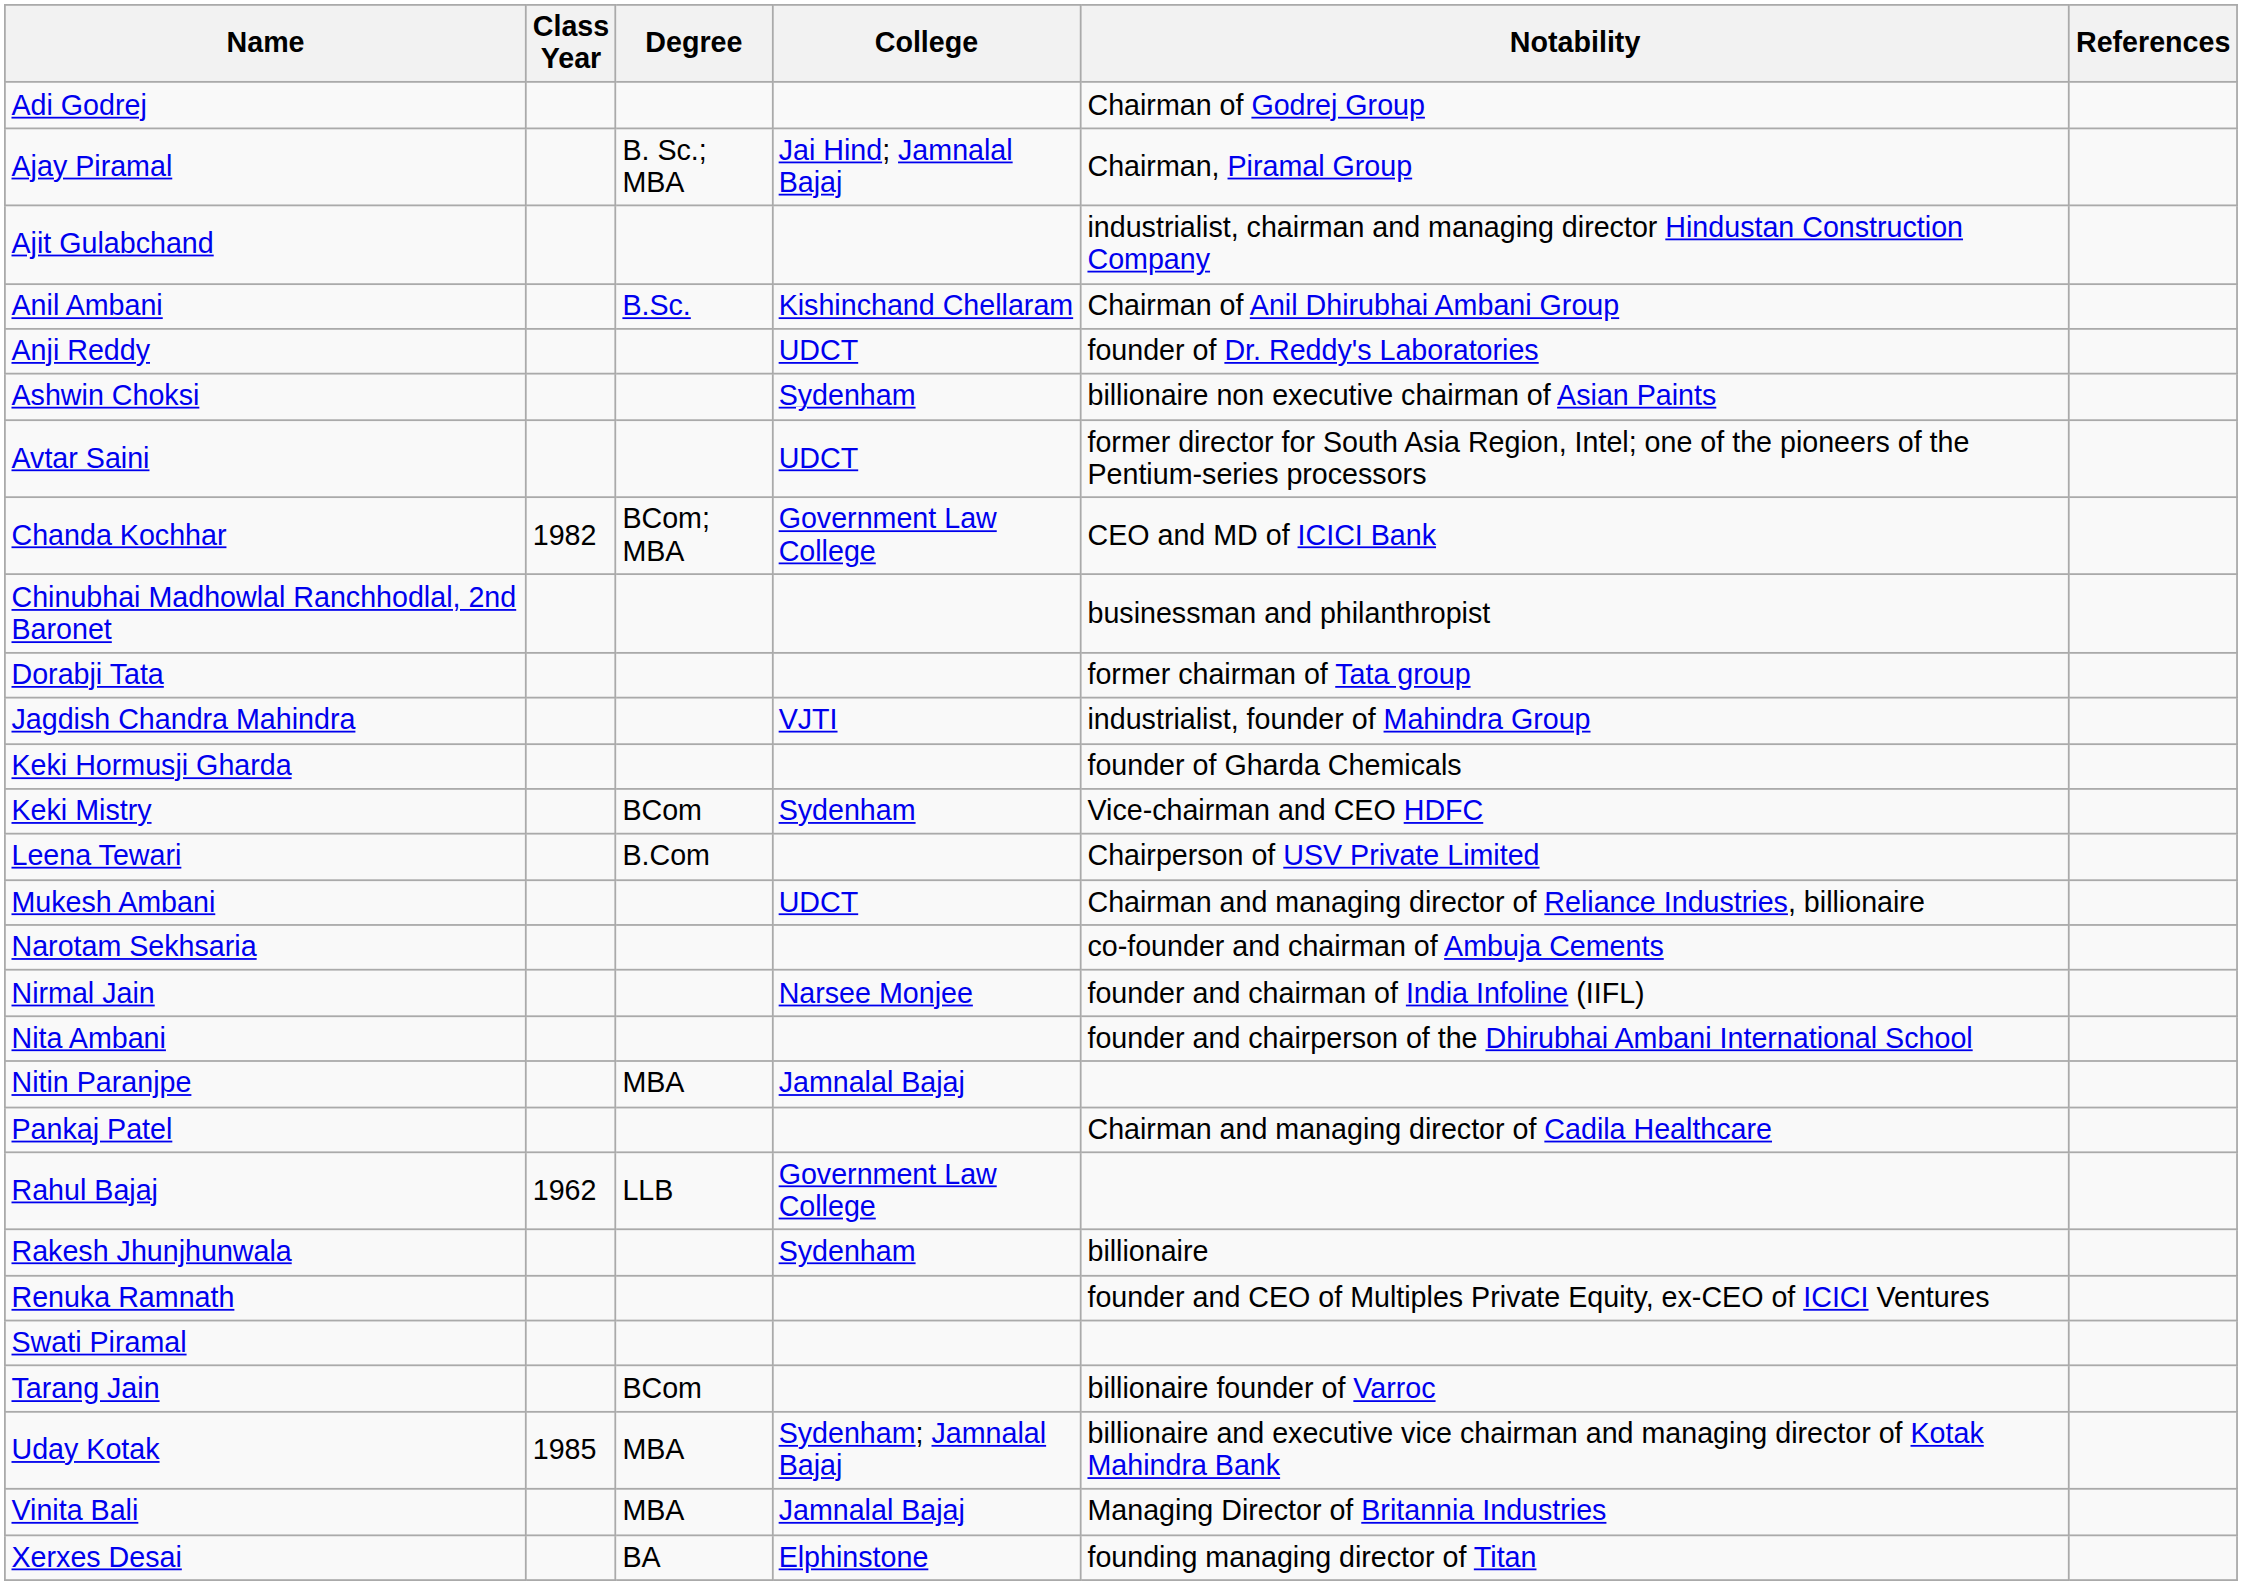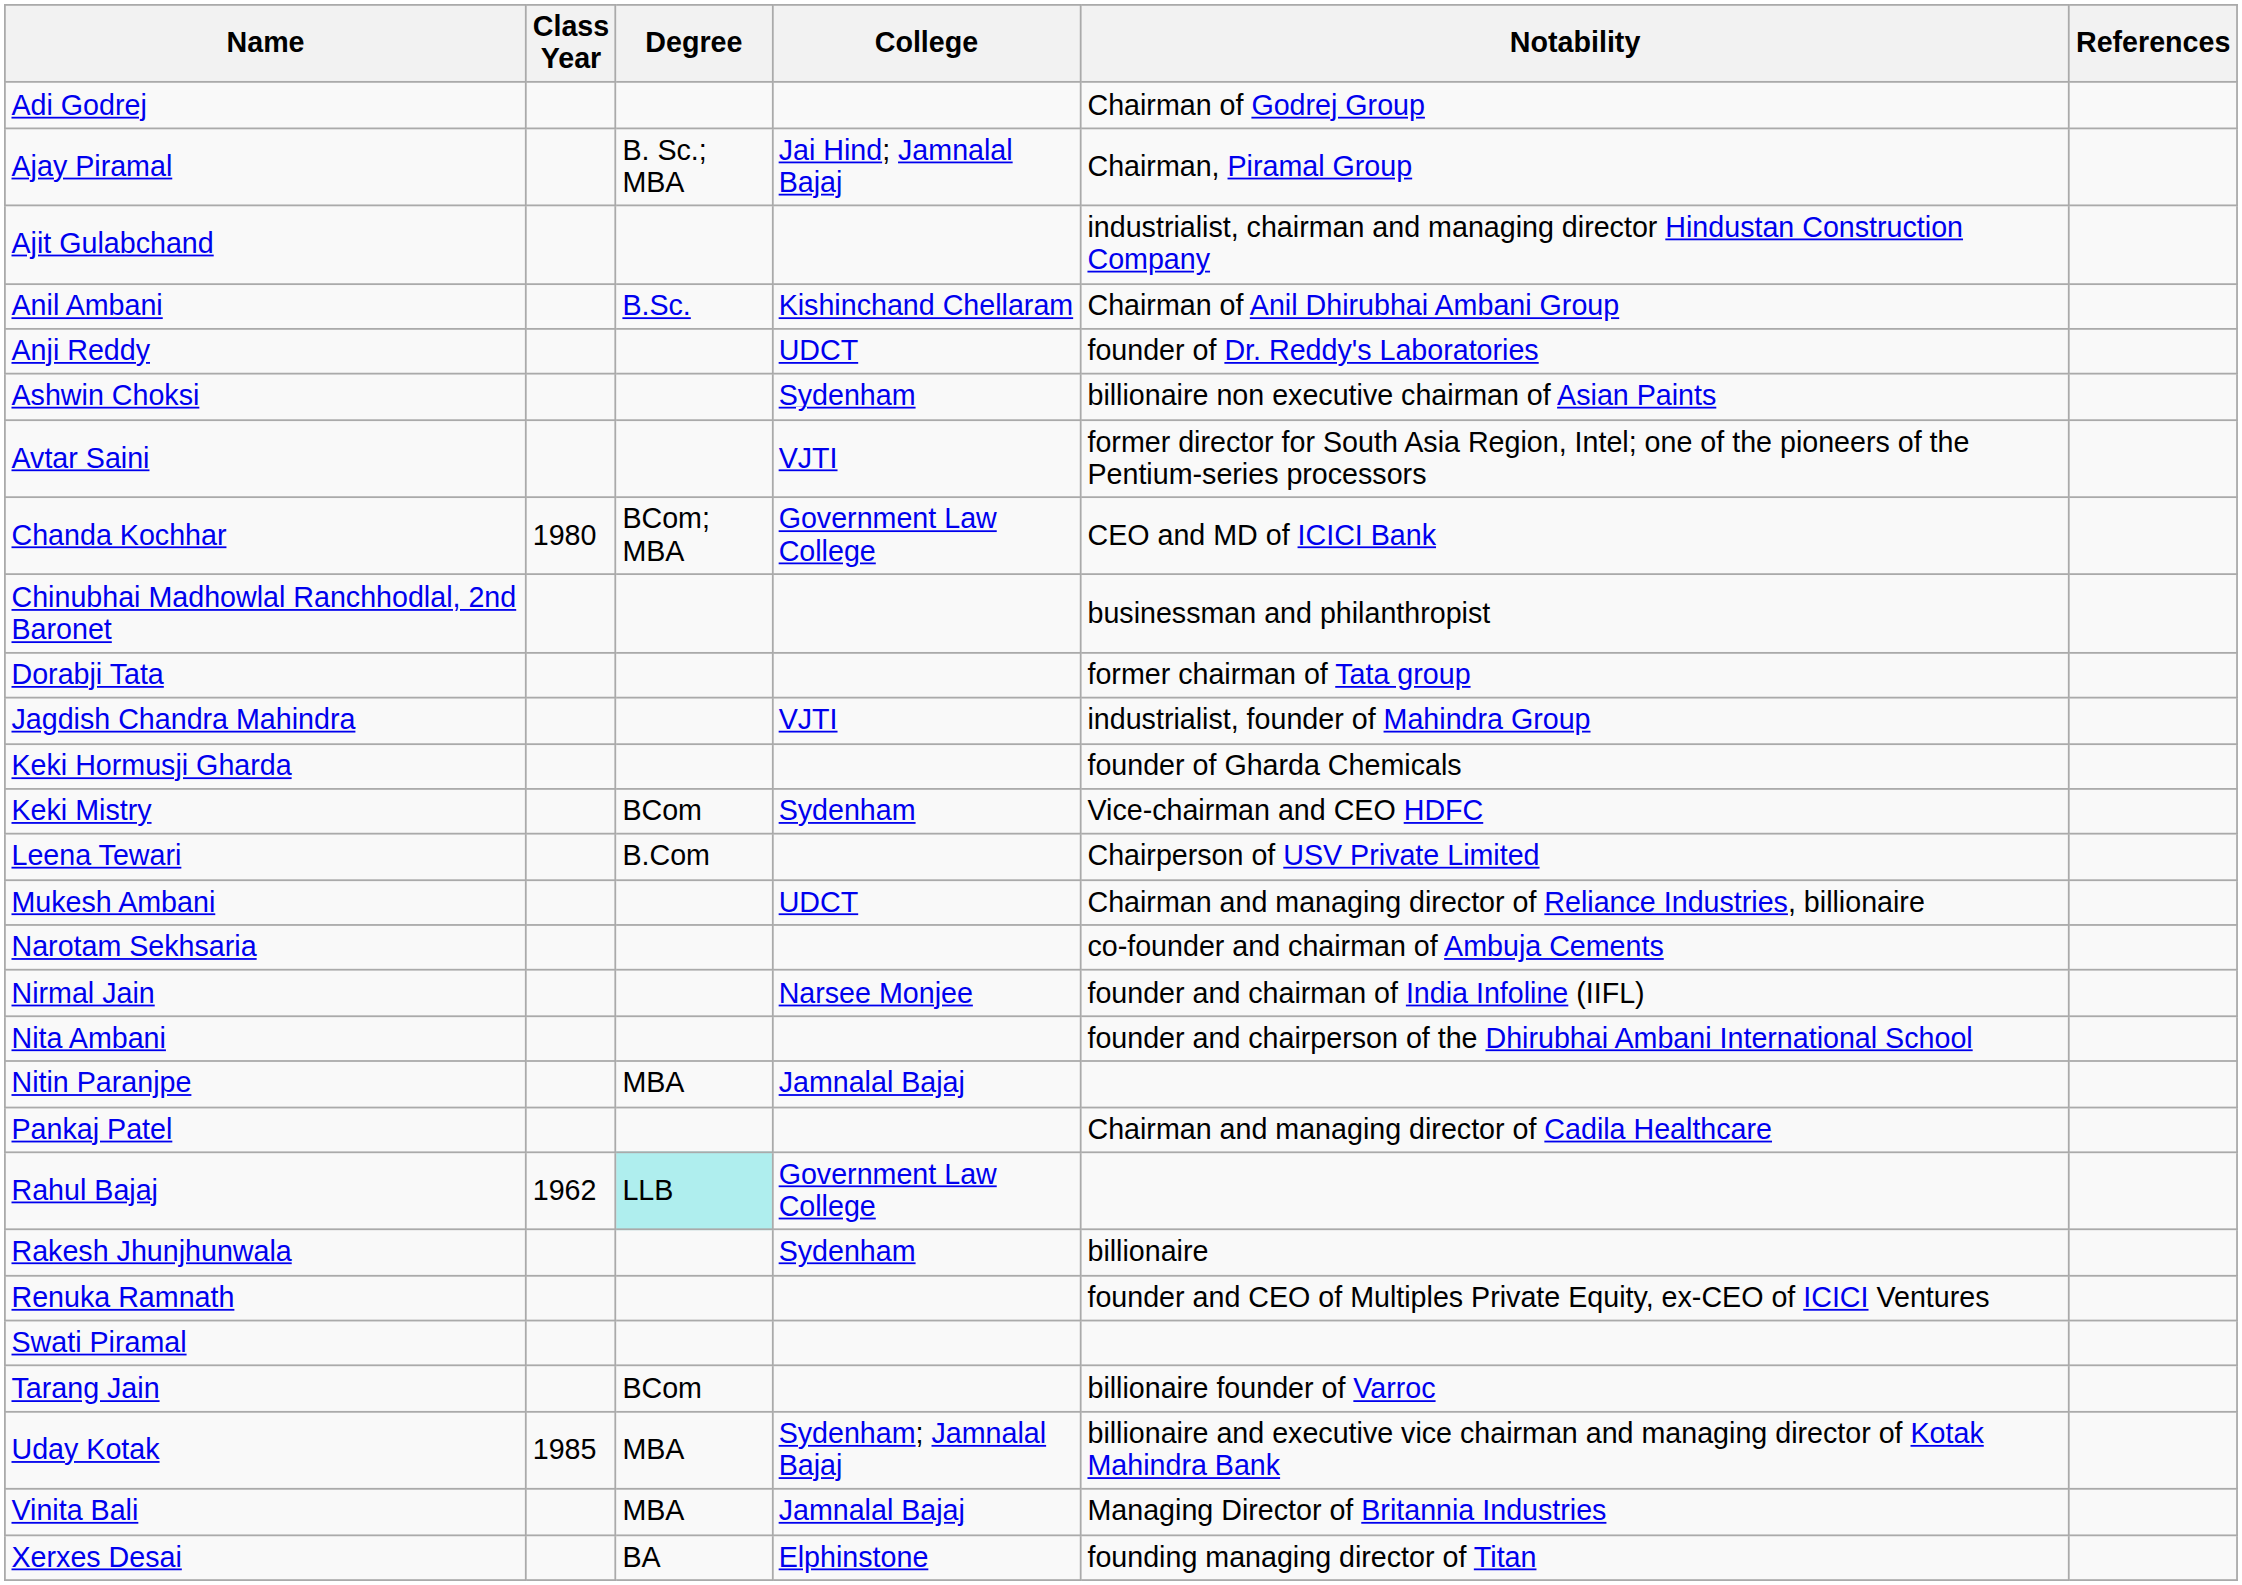(818, 457) UDCT -> (808, 457) VJTI
(565, 535) 1982 -> (565, 535) 1980
(648, 1190) no background -> (648, 1190) paleturquoise background
